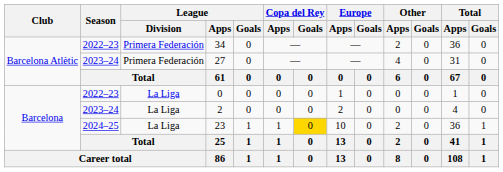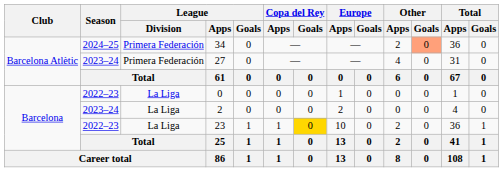(101, 45) 2022–23 -> (101, 45) 2024–25
(426, 45) no background -> (426, 45) lightsalmon background
(101, 126) 2024–25 -> (101, 126) 2022–23
